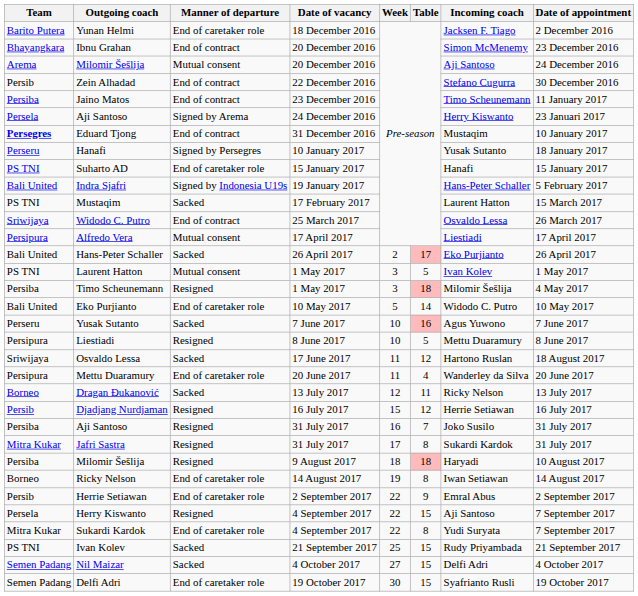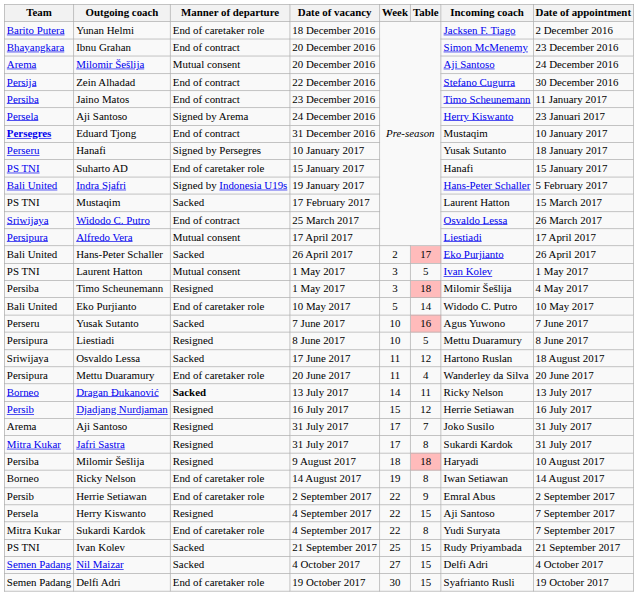(20, 82) Persib -> (22, 82) Persija
(188, 392) normal -> (189, 392) bold
(395, 392) 12 -> (395, 392) 14
(23, 427) Persiba -> (22, 427) Arema
(395, 427) 16 -> (395, 427) 17
